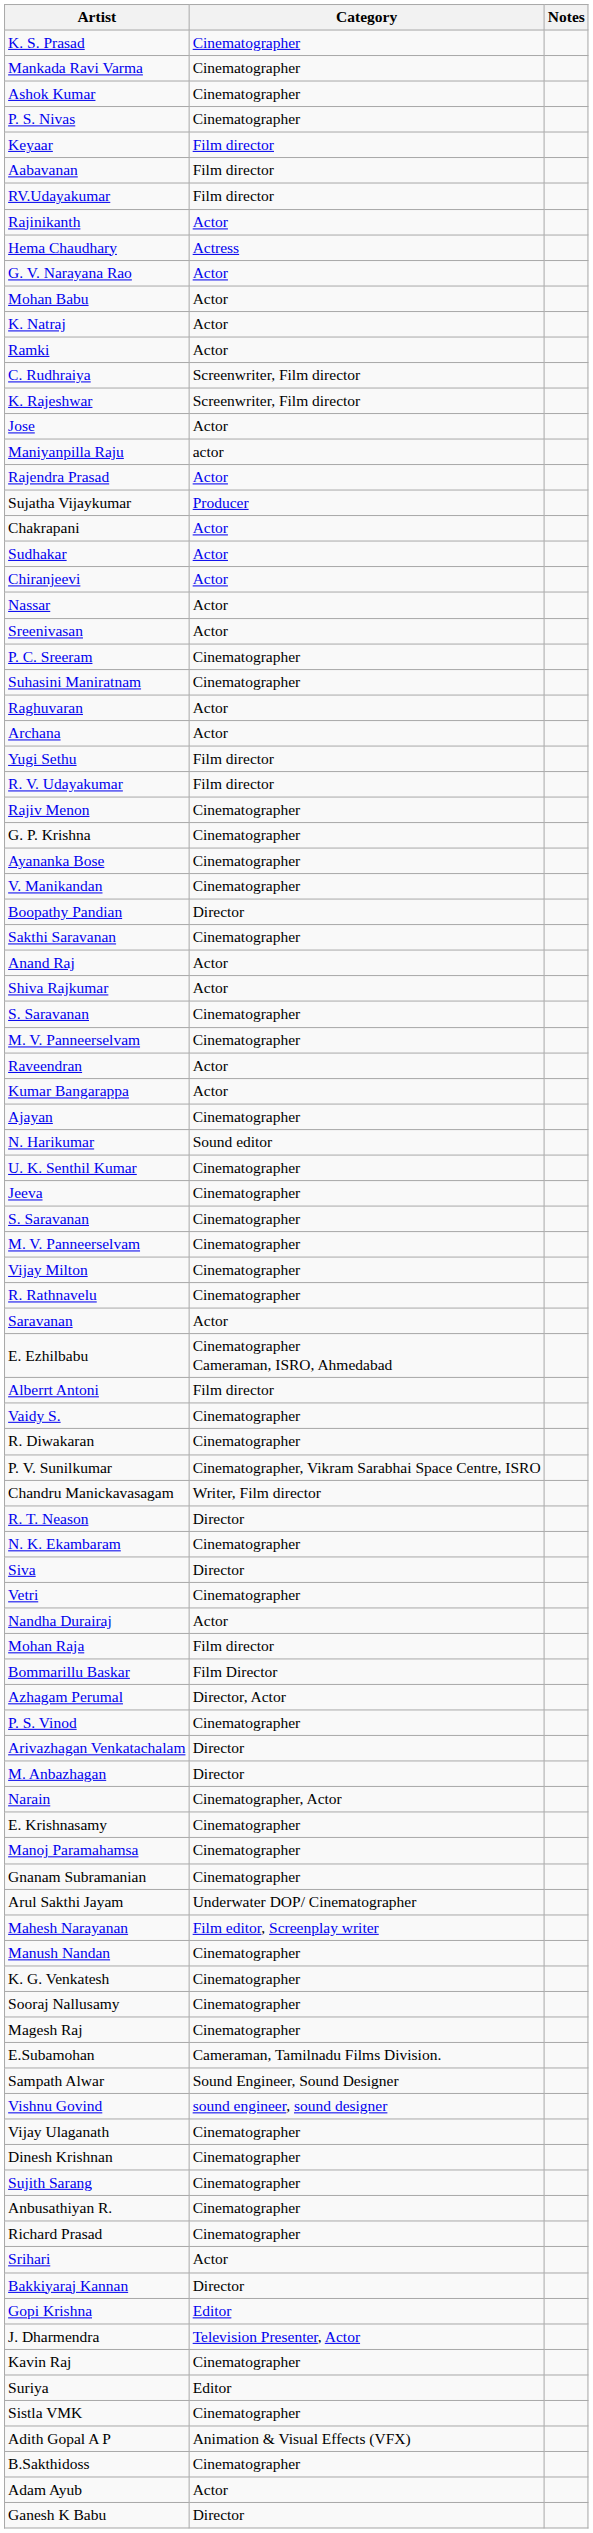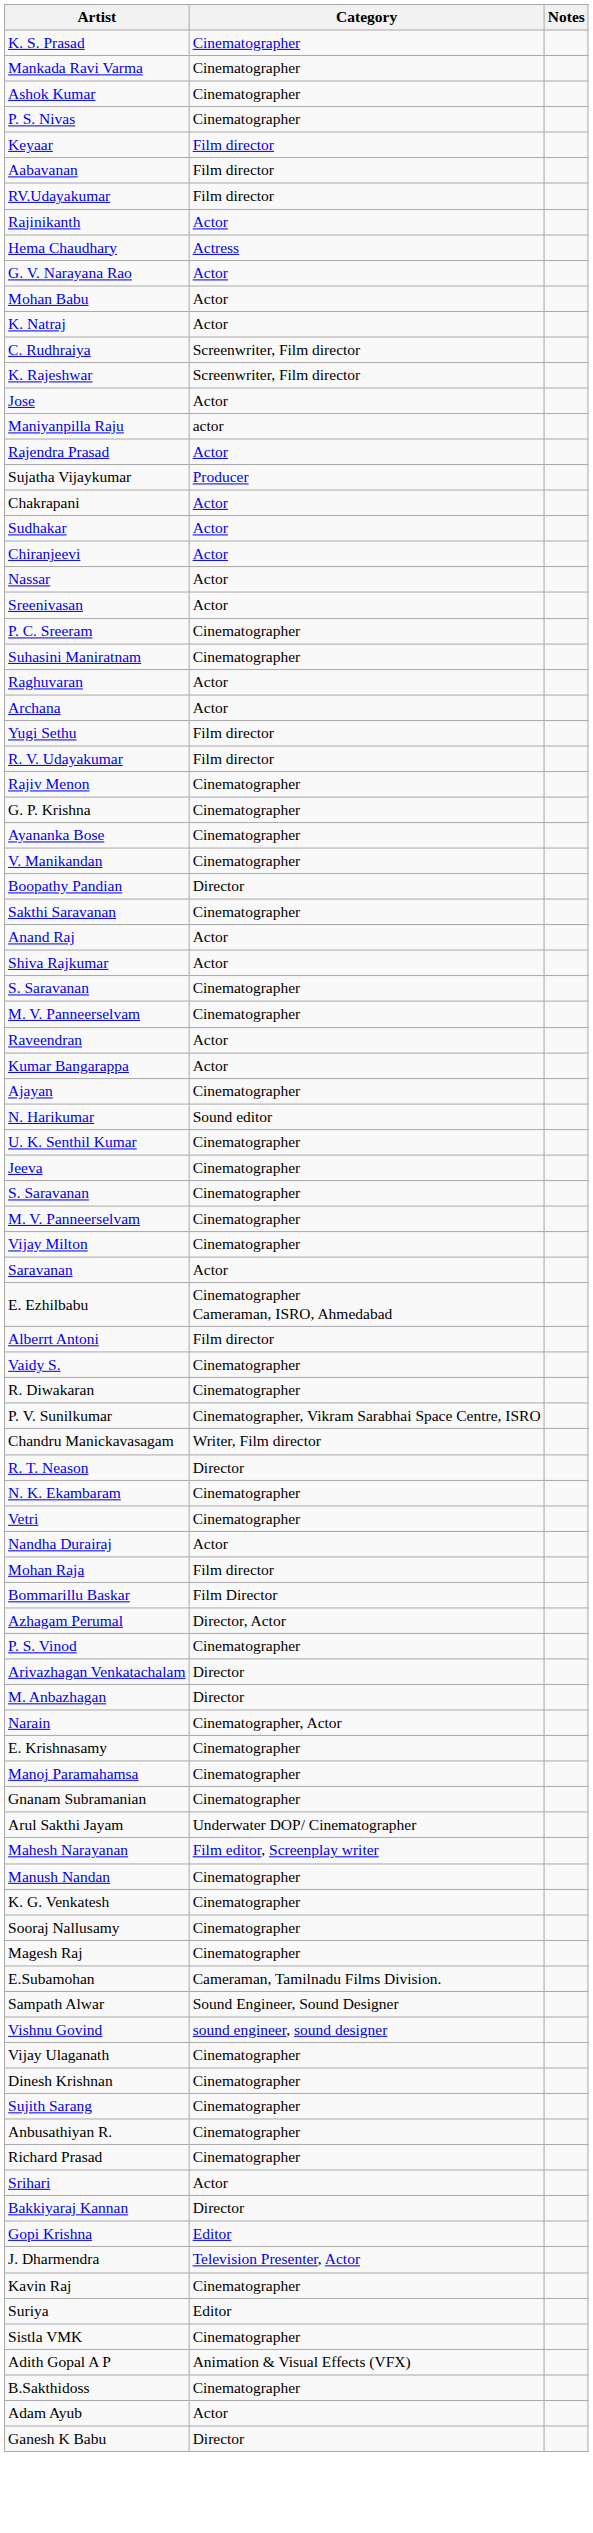- row: (29, 349)
- row: (52, 1295)
- row: (22, 1569)
